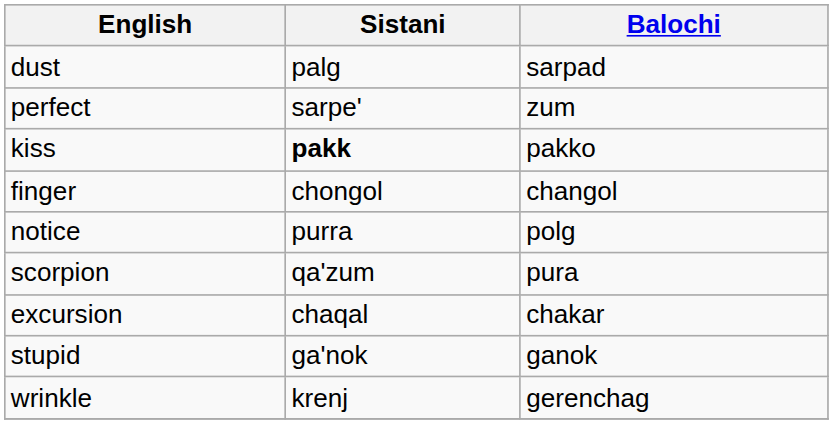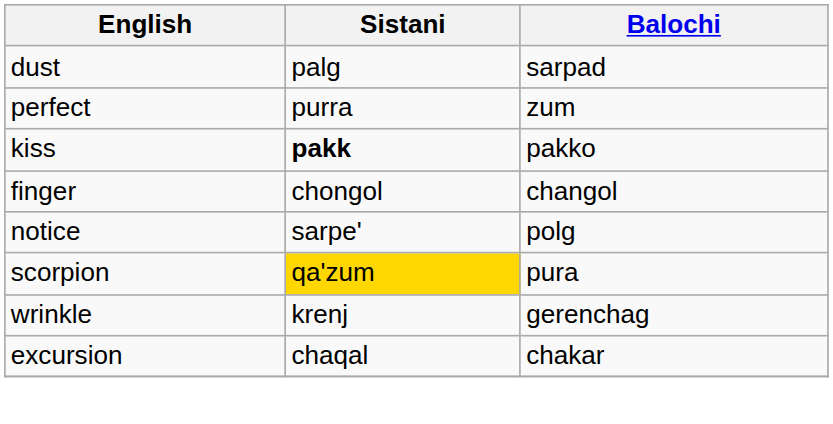(327, 107) sarpe' -> (322, 107) purra
(322, 231) purra -> (327, 231) sarpe'
(333, 273) no background -> (333, 273) gold background
rows swapped: (67, 314) <-> (51, 397)
- row: (46, 356)
